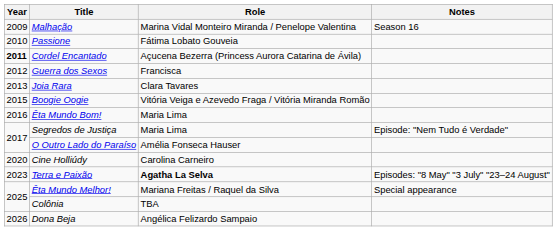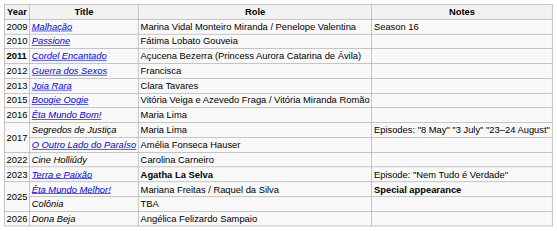(441, 130) Episode: "Nem Tudo é Verdade" -> (462, 130) Episodes: "8 May" "3 July" "23–24 August"
(17, 160) 2020 -> (17, 160) 2022
(462, 175) Episodes: "8 May" "3 July" "23–24 August" -> (441, 175) Episode: "Nem Tudo é Verdade"
(415, 190) normal -> (418, 190) bold
